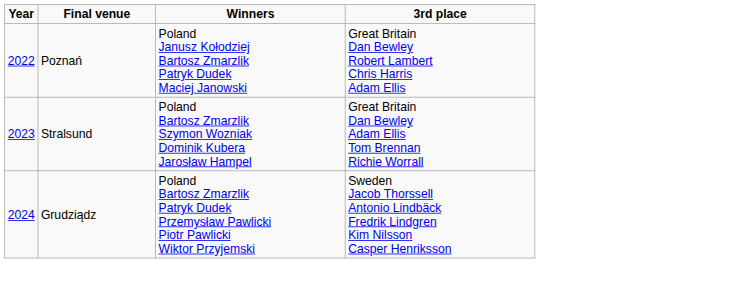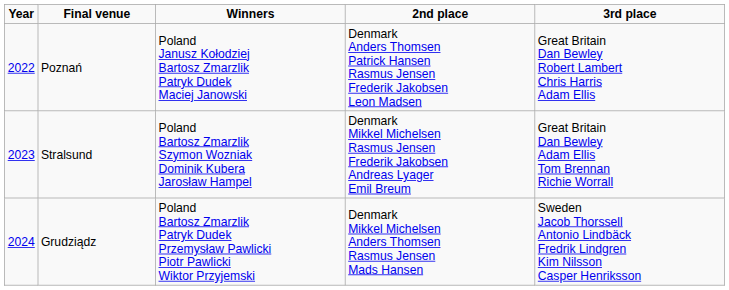+ column: (440, 14)
